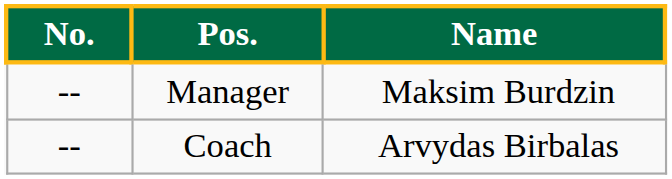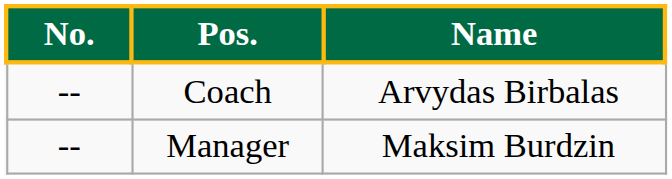rows swapped: (228, 91) <-> (228, 145)
